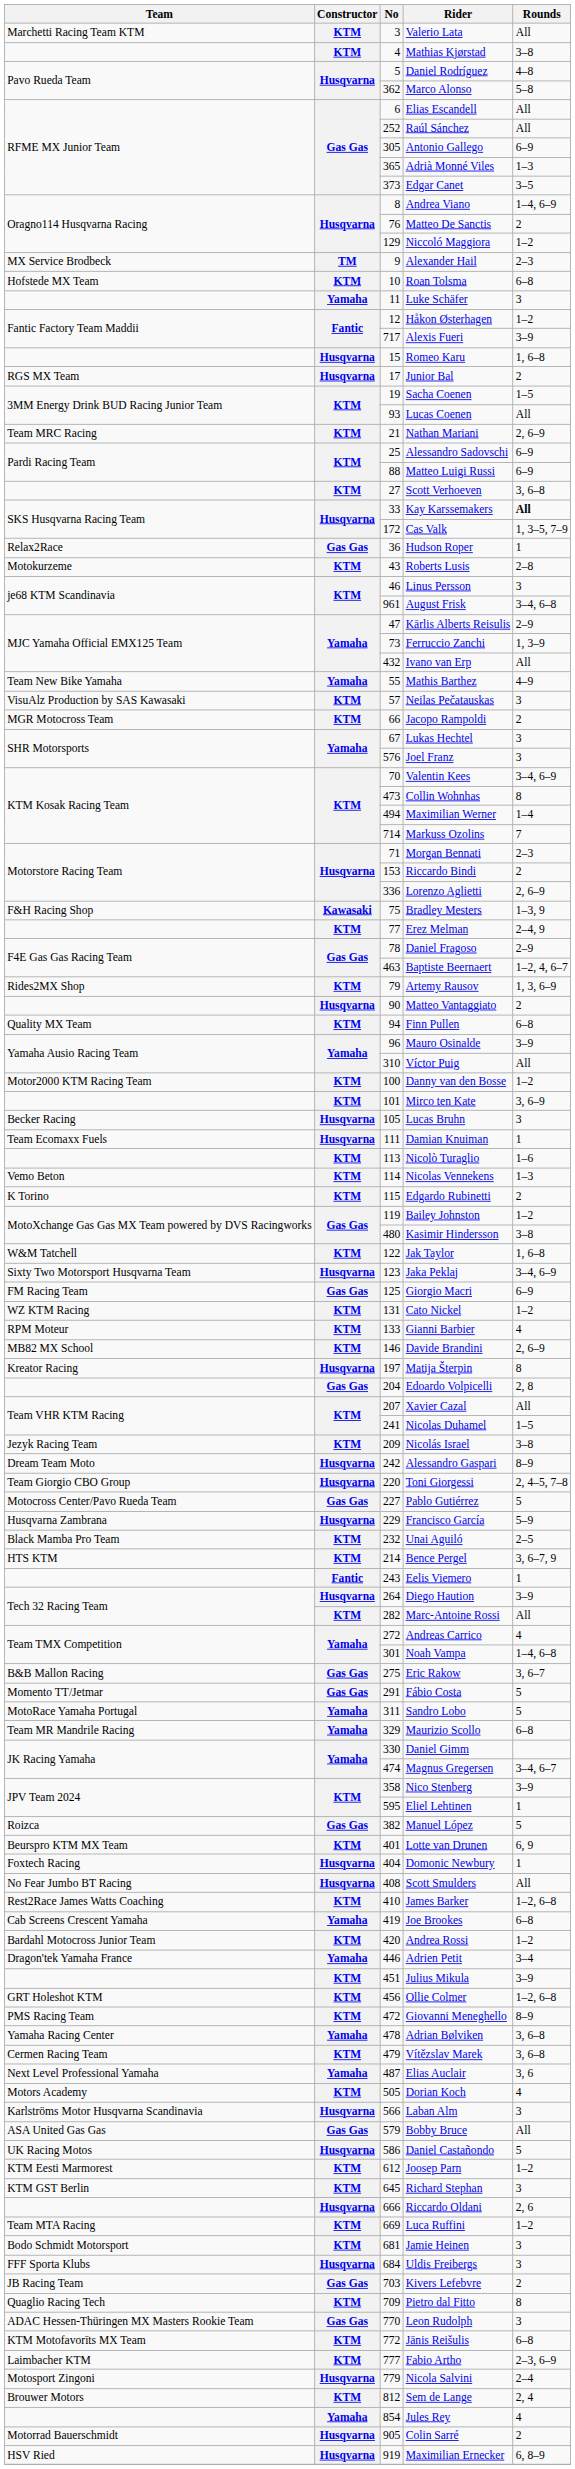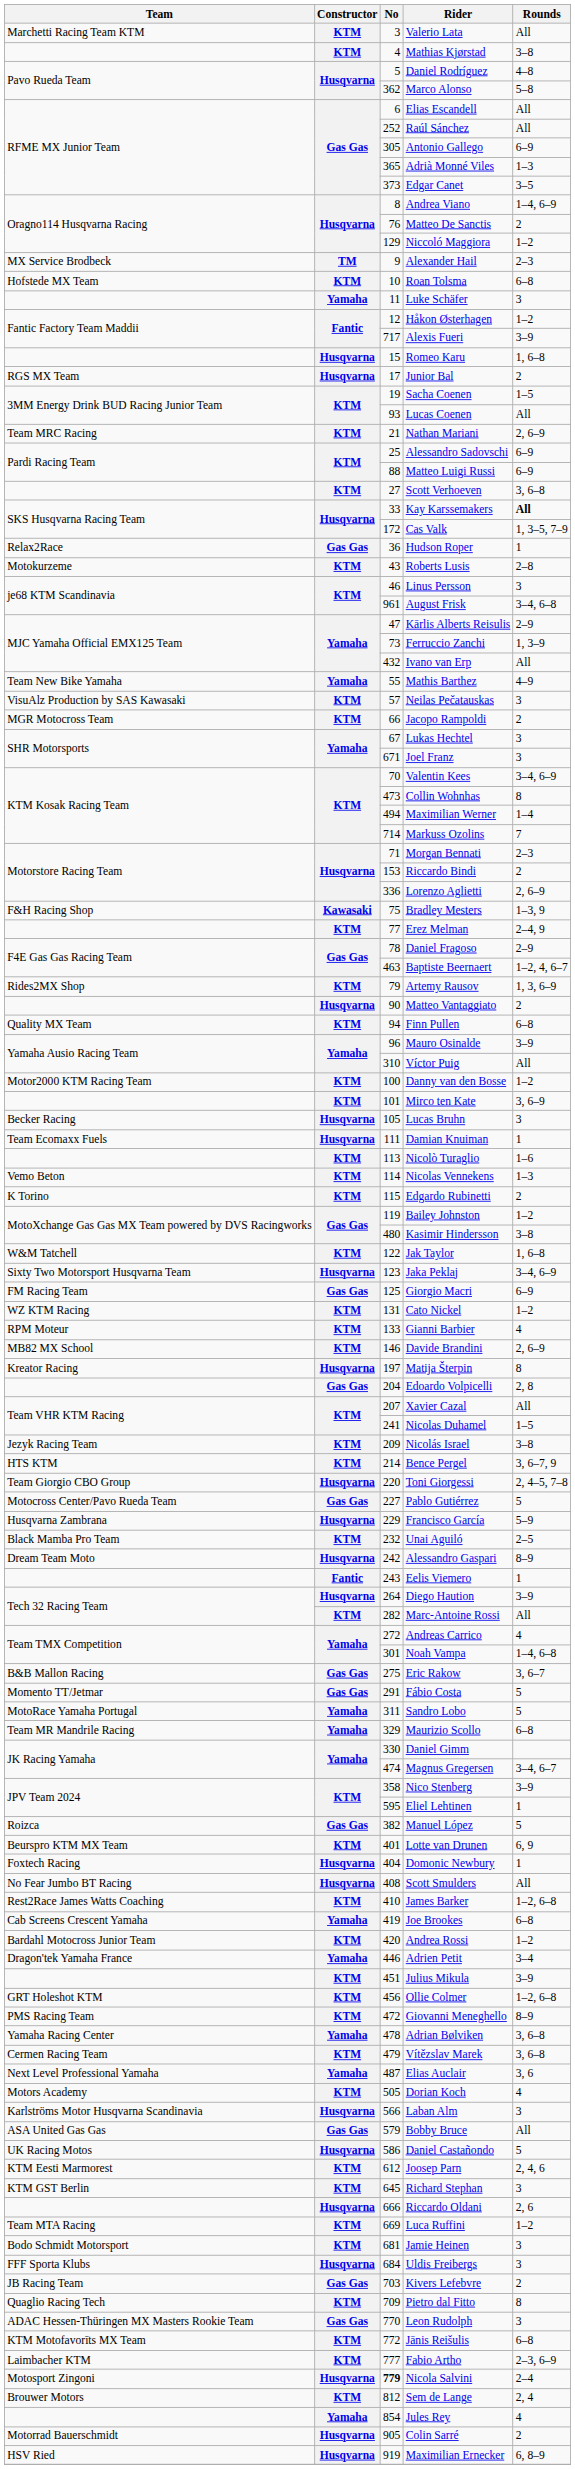(392, 757) 576 -> (392, 757) 671
rows swapped: (436, 1558) <-> (451, 1463)
(524, 2168) 1–2 -> (530, 2168) 2, 4, 6
(392, 2378) normal -> (392, 2378) bold
